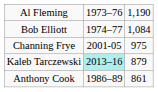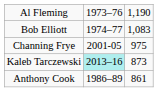(139, 29) 1,084 -> (139, 29) 1,083
(139, 62) 879 -> (139, 62) 873
